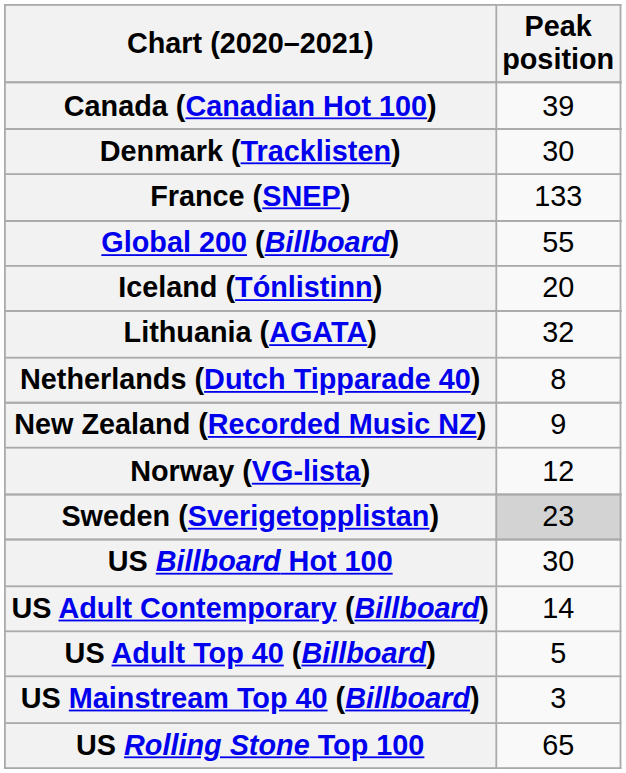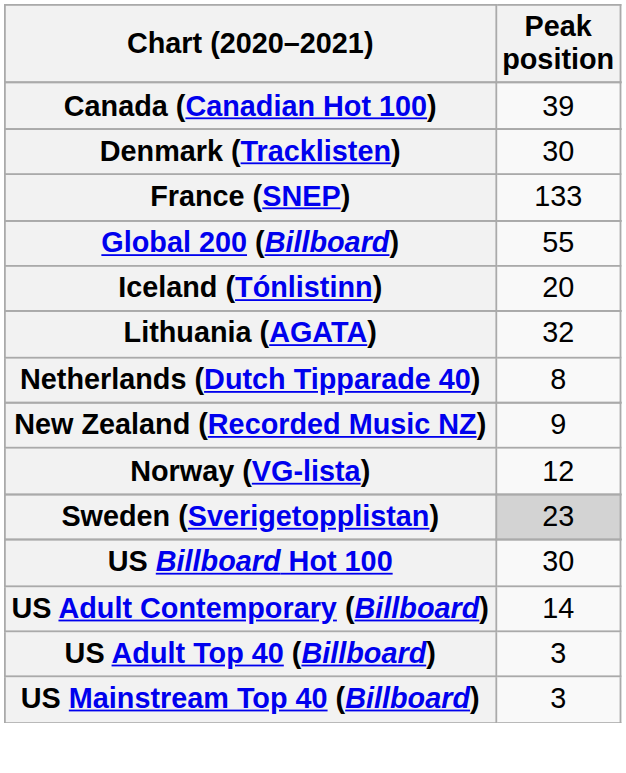(558, 653) 5 -> (558, 653) 3
- row: (250, 744)
